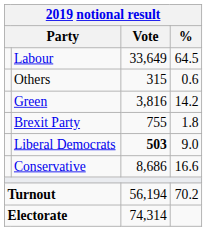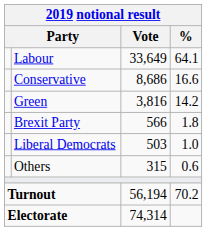(187, 58) 64.5 -> (187, 58) 64.1
rows swapped: (50, 166) <-> (32, 79)
(157, 123) 755 -> (157, 123) 566
(157, 144) bold -> (157, 144) normal
(190, 144) 9.0 -> (190, 144) 1.0
